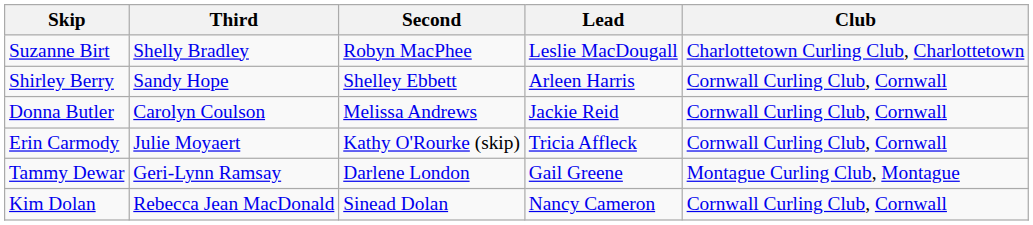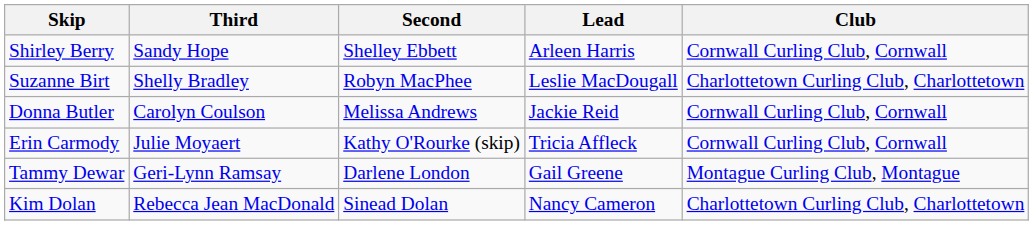rows swapped: (61, 81) <-> (59, 50)
(817, 204) Cornwall Curling Club, Cornwall -> (855, 204) Charlottetown Curling Club, Charlottetown
